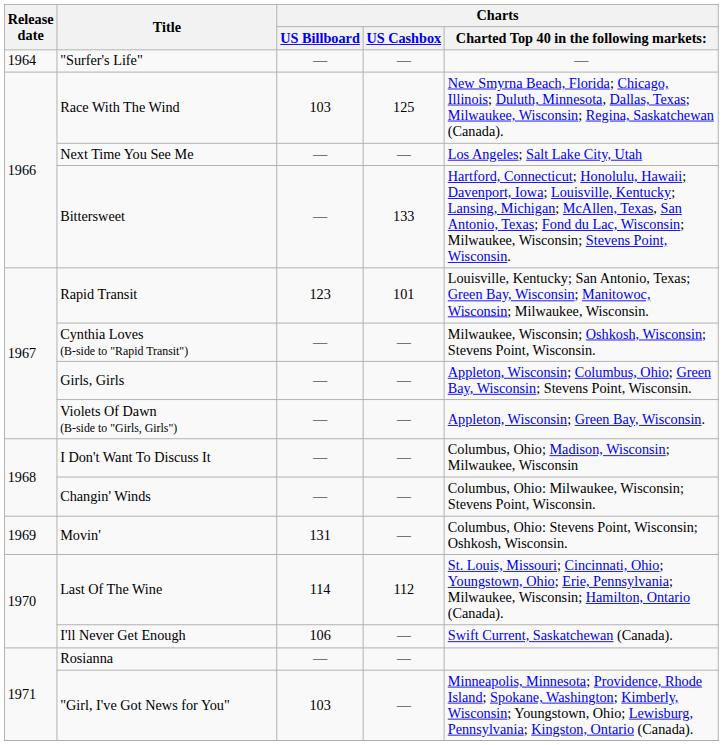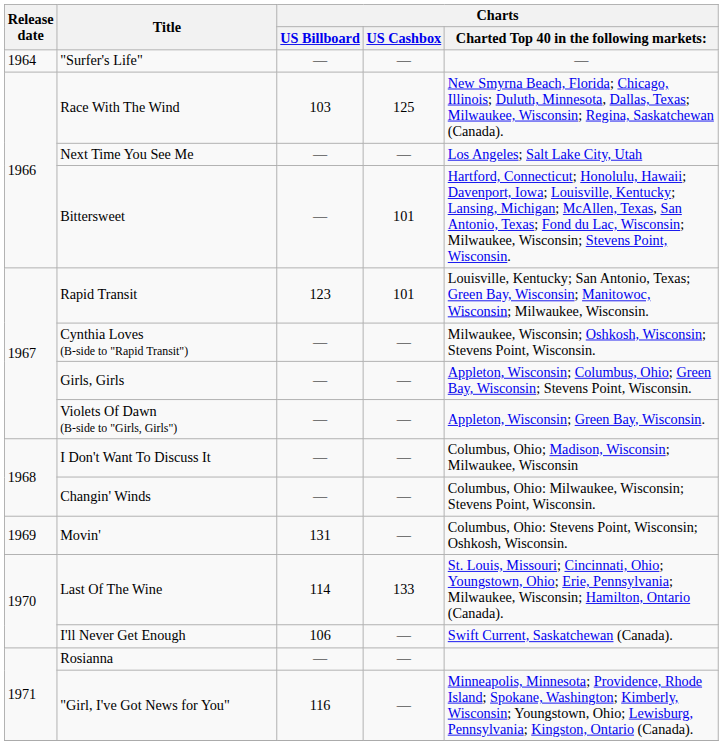(404, 216) 133 -> (404, 216) 101
(404, 589) 112 -> (404, 589) 133
(320, 705) 103 -> (320, 705) 116
